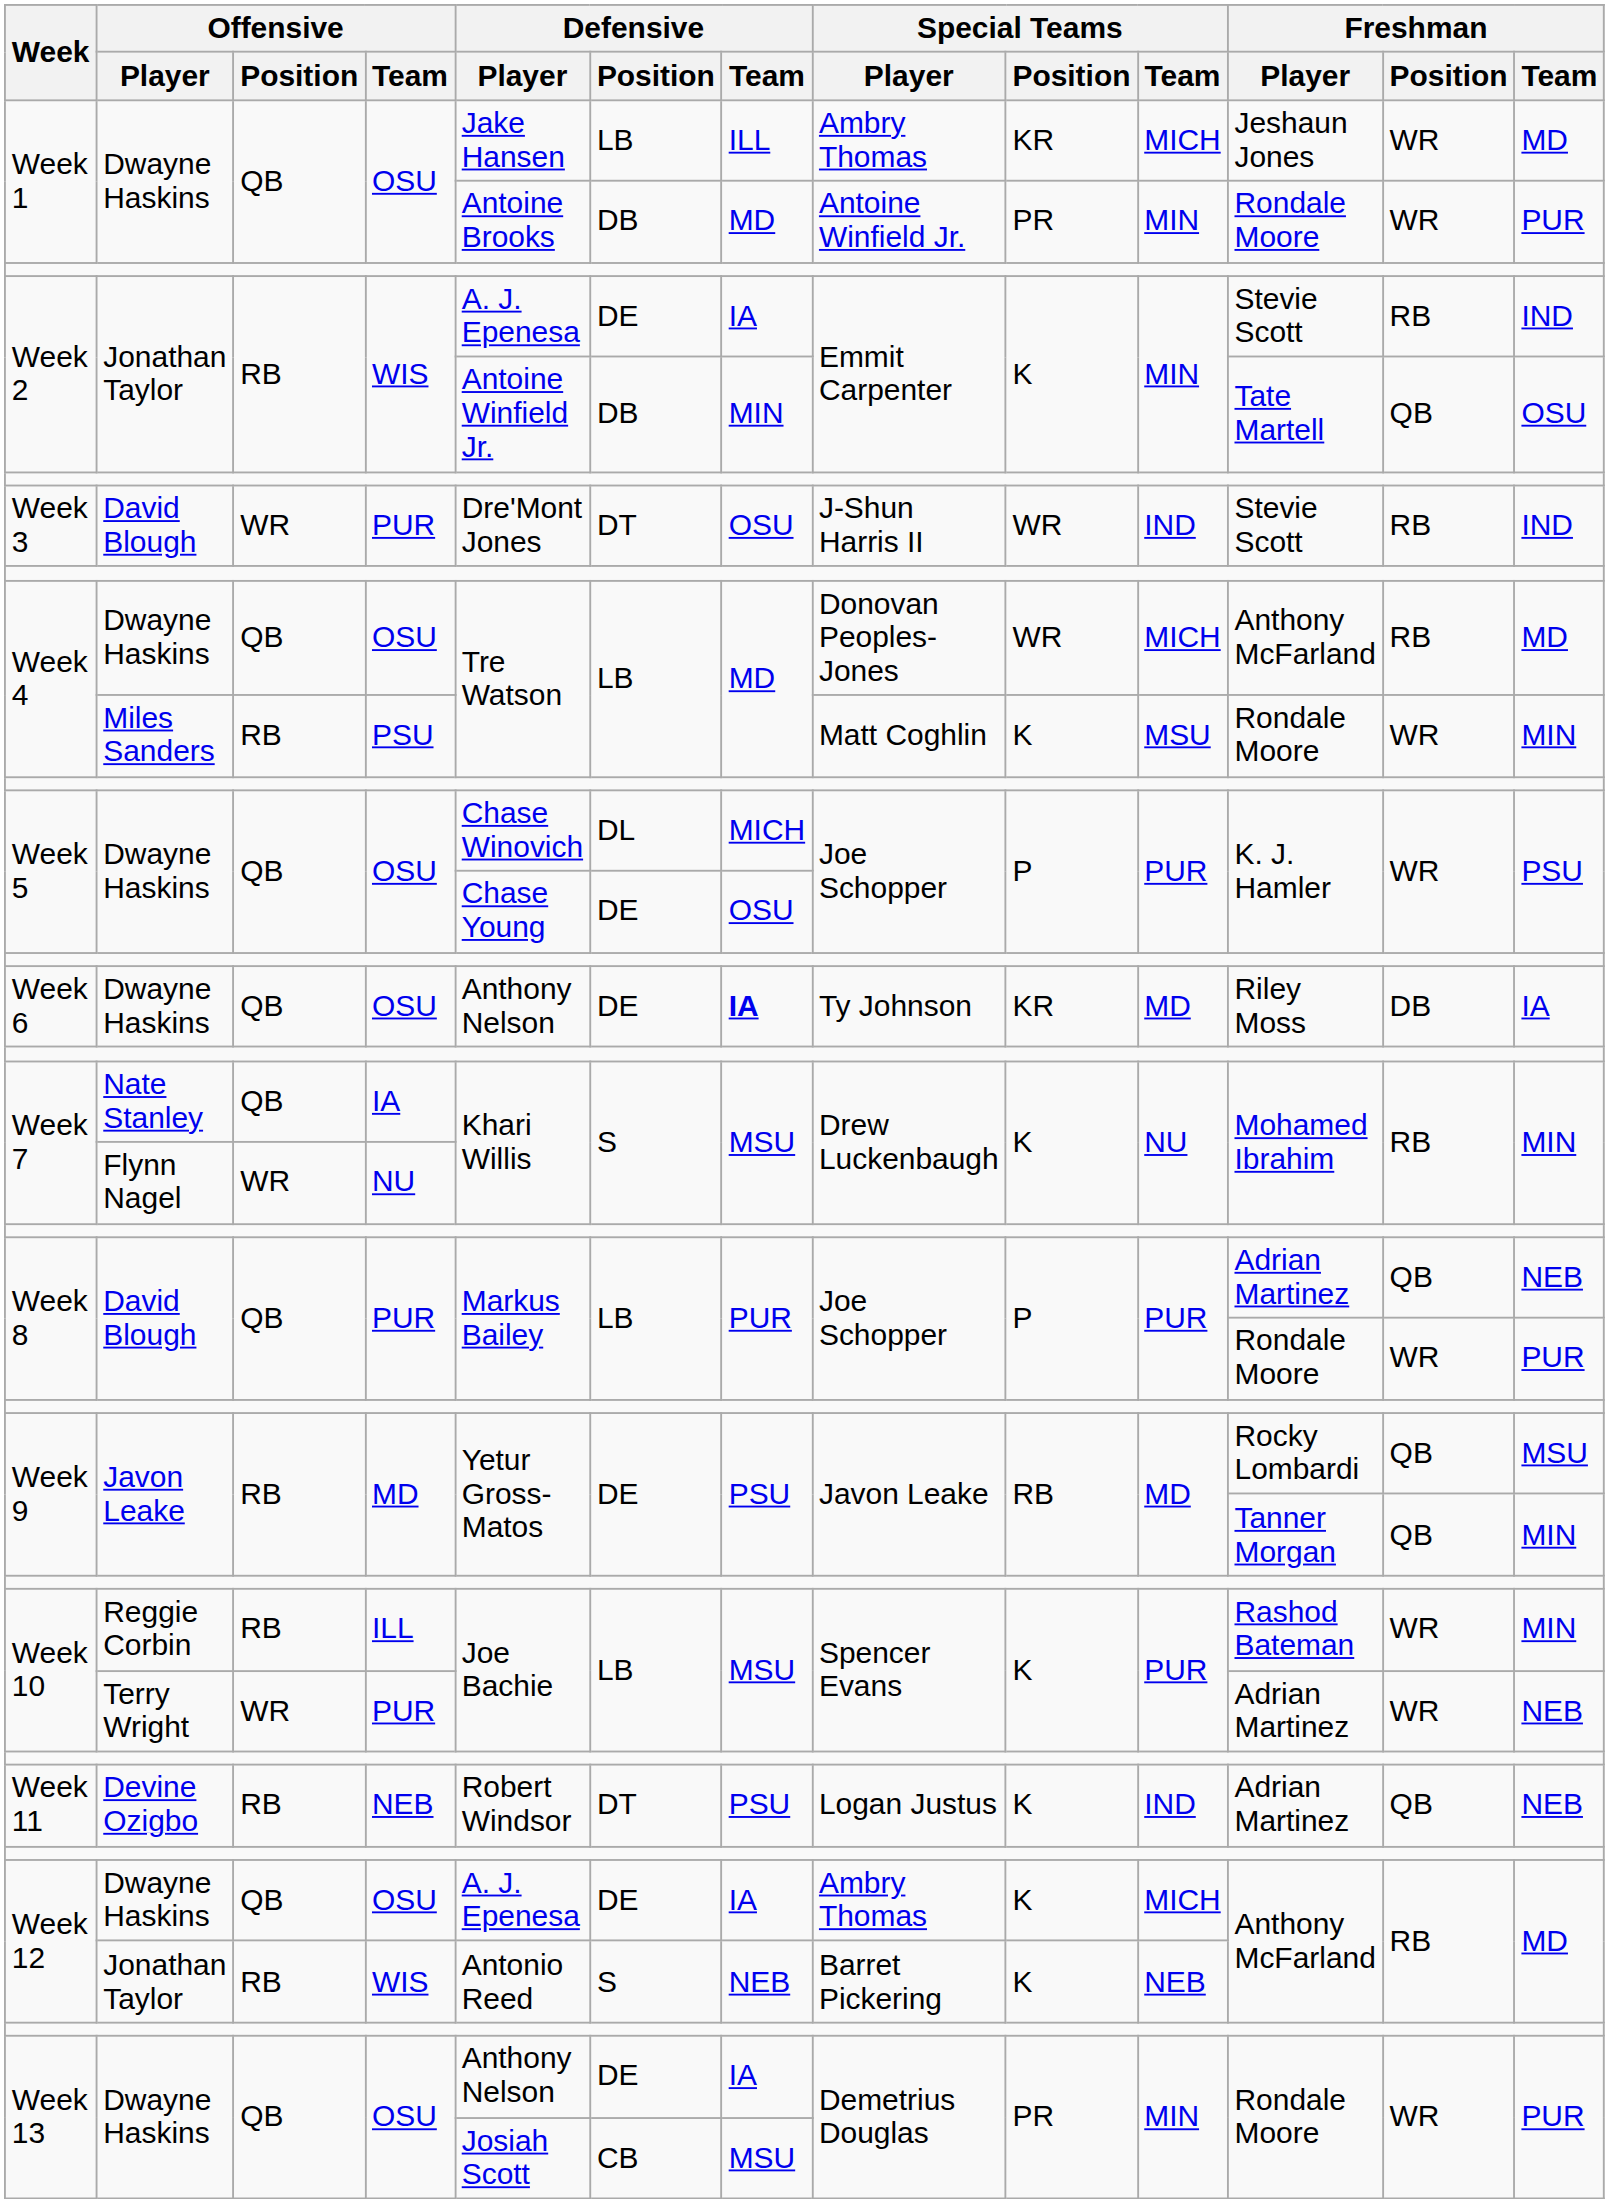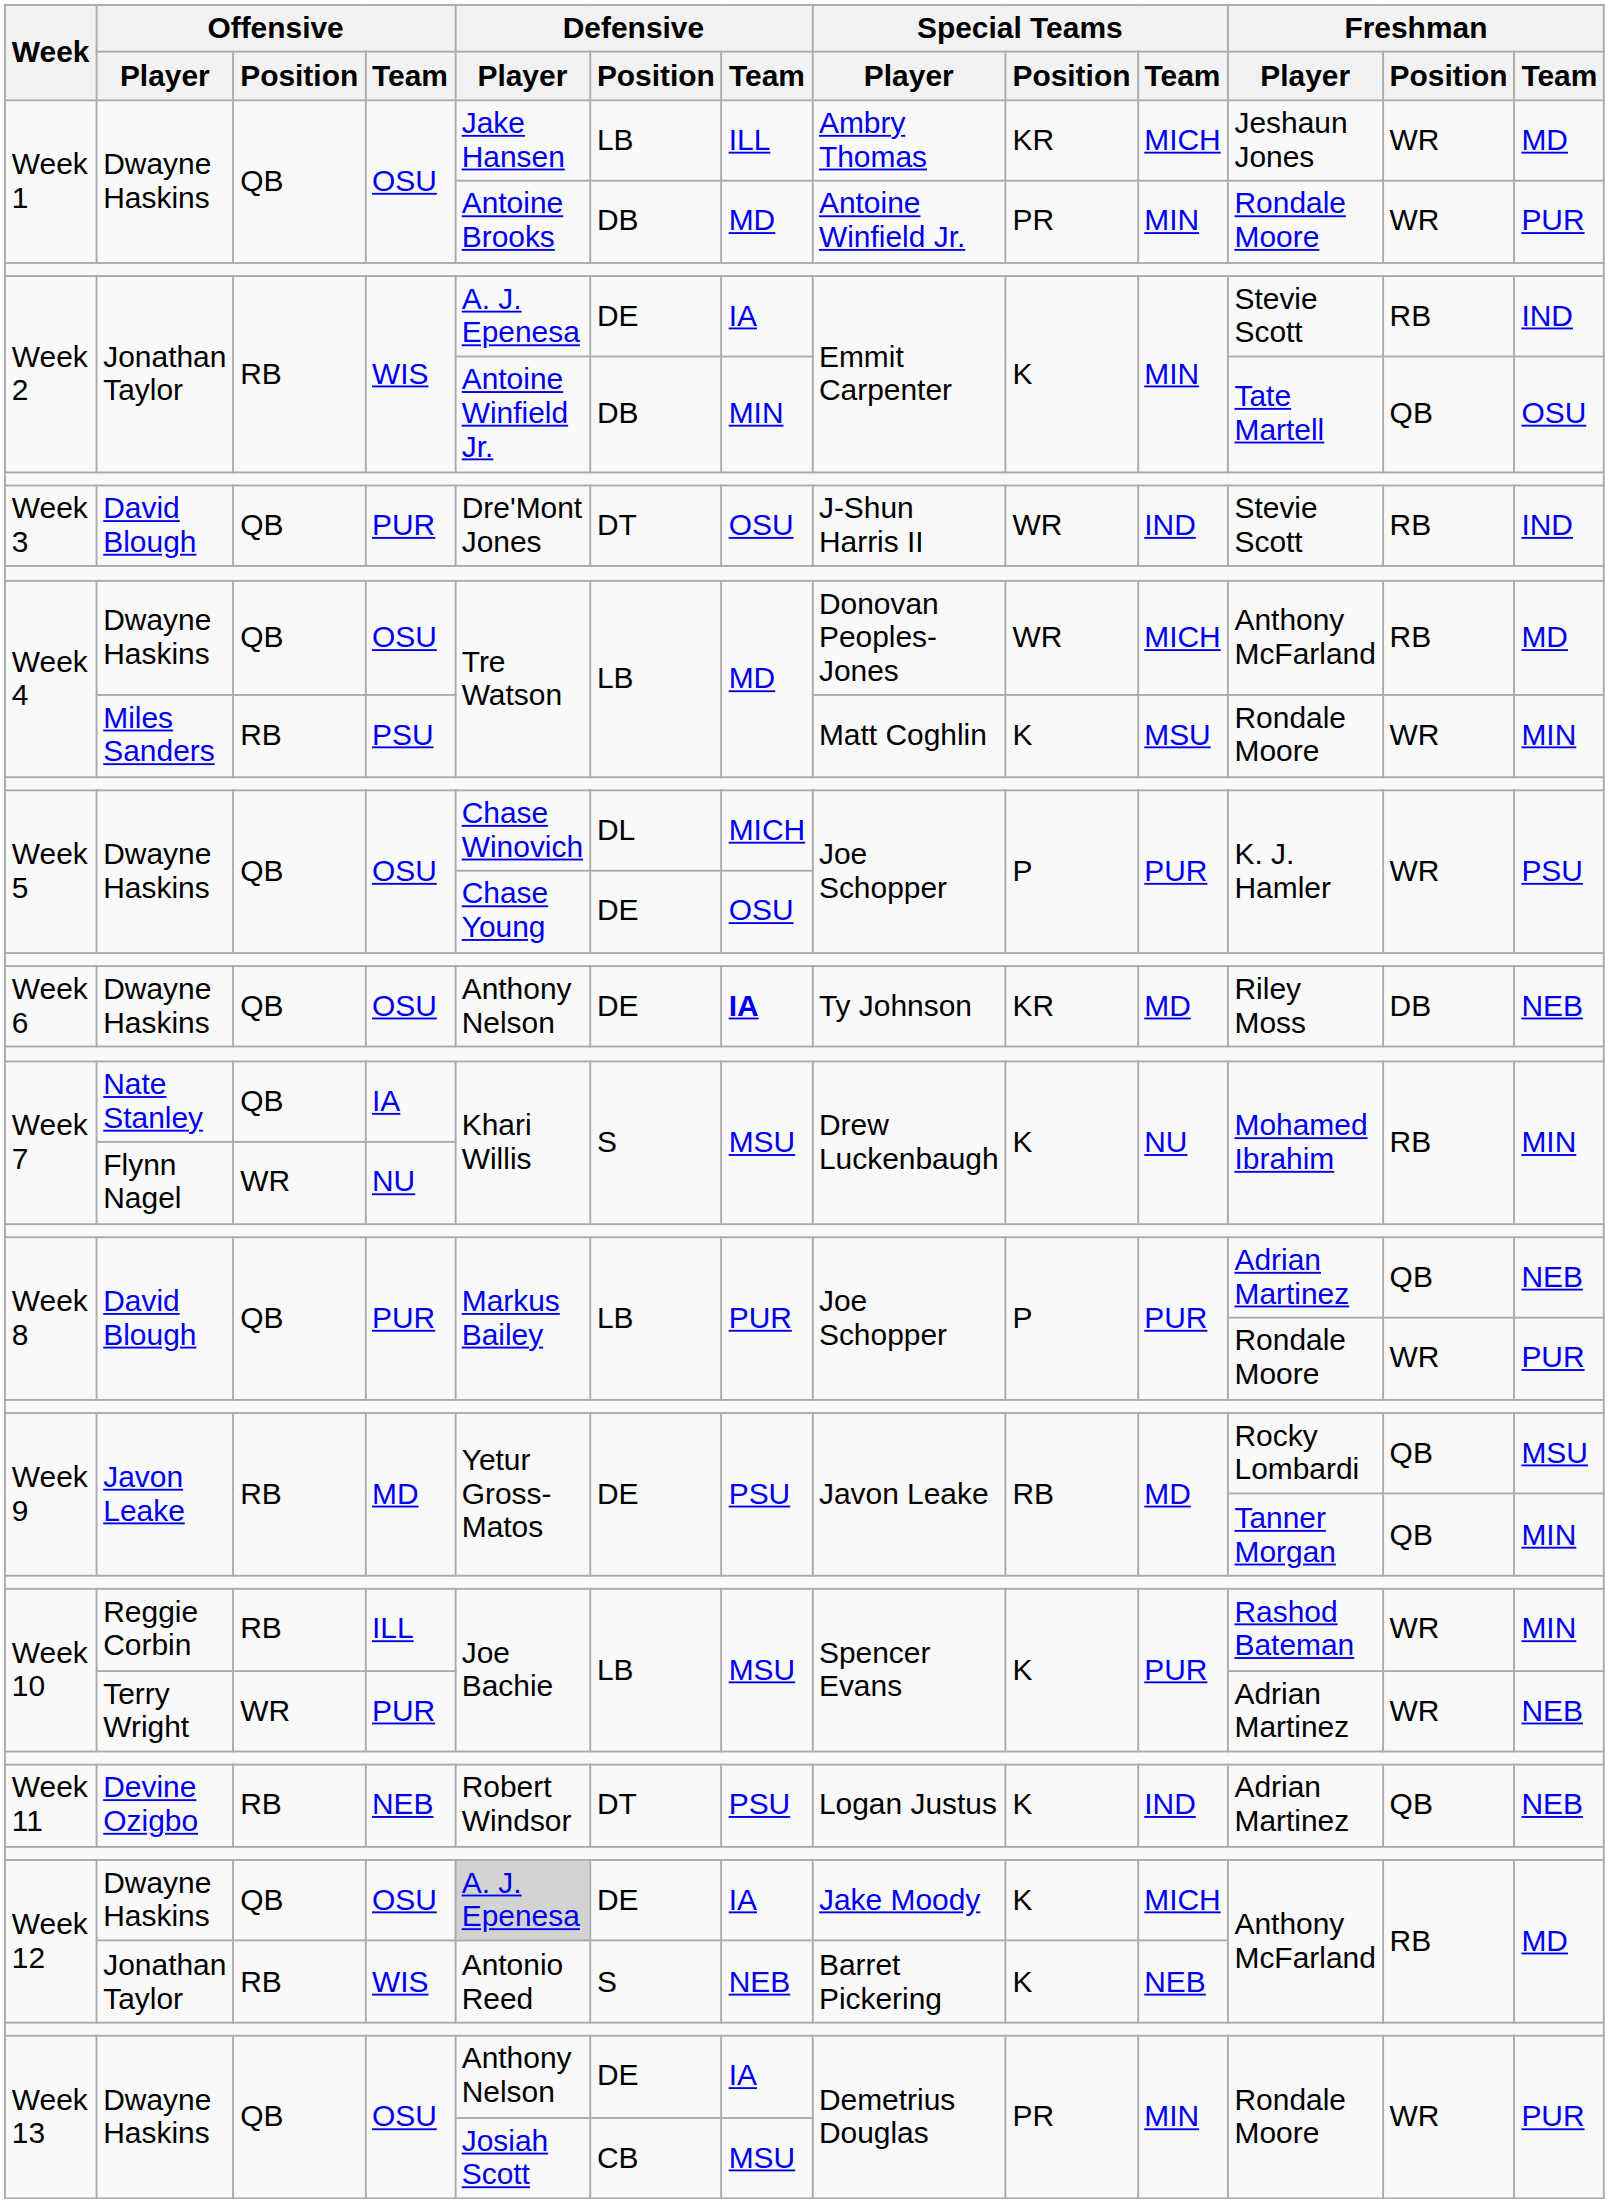(265, 525) WR -> (262, 525) QB
(1536, 1006) IA -> (1552, 1006) NEB
(521, 1900) no background -> (521, 1900) lightgrey background
(873, 1900) Ambry Thomas -> (900, 1900) Jake Moody
